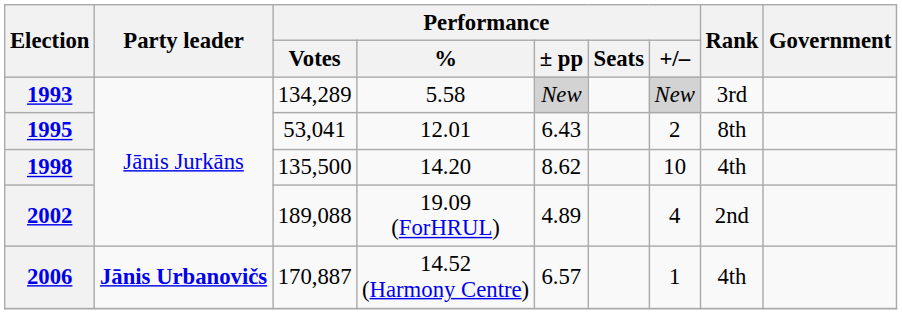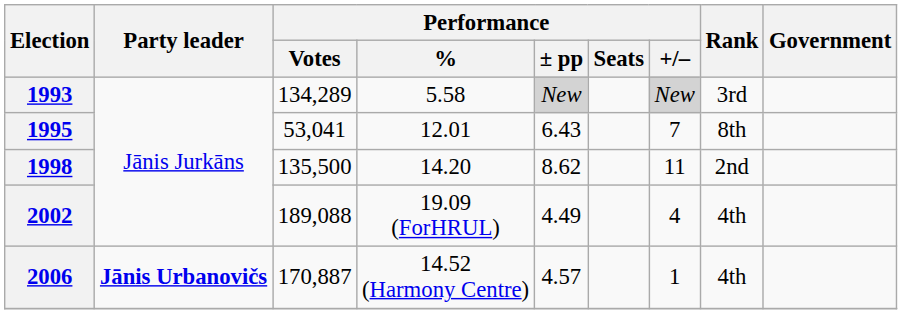(675, 130) 2 -> (675, 130) 7
(675, 166) 10 -> (675, 166) 11
(732, 166) 4th -> (732, 166) 2nd
(561, 215) 4.89 -> (561, 215) 4.49
(732, 215) 2nd -> (732, 215) 4th
(561, 277) 6.57 -> (561, 277) 4.57
